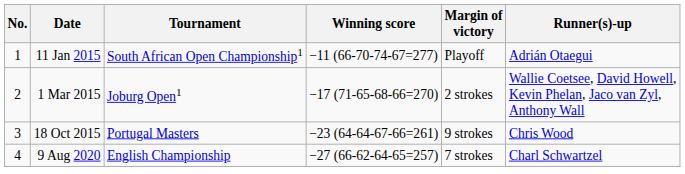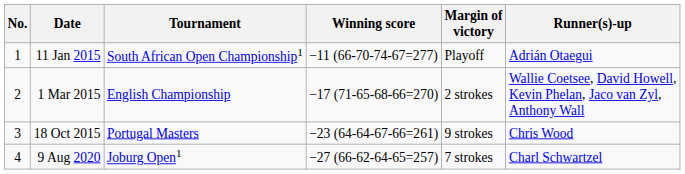(144, 95) Joburg Open1 -> (169, 95) English Championship
(169, 155) English Championship -> (144, 157) Joburg Open1
